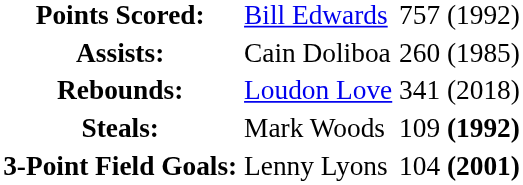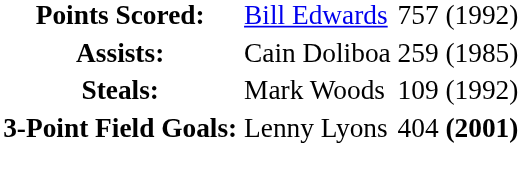(420, 52) 260 -> (418, 52) 259
- row: (120, 90)
(483, 128) bold -> (482, 90) normal
(420, 165) 104 -> (418, 128) 404
